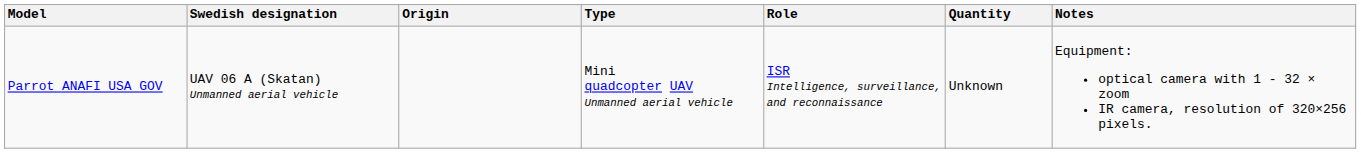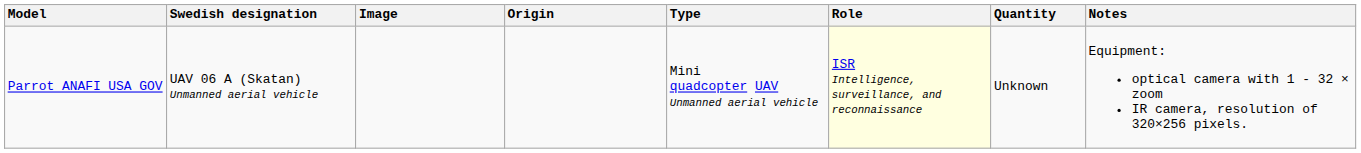+ column: (378, 15)
(854, 87) no background -> (887, 87) lightyellow background
